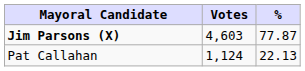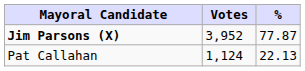(224, 35) 4,603 -> (224, 35) 3,952
